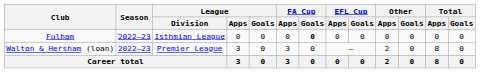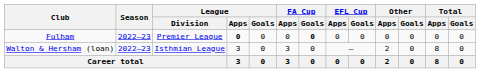(190, 36) Isthmian League -> (190, 36) Premier League
(238, 36) normal -> (238, 36) bold
(190, 49) Premier League -> (190, 49) Isthmian League
